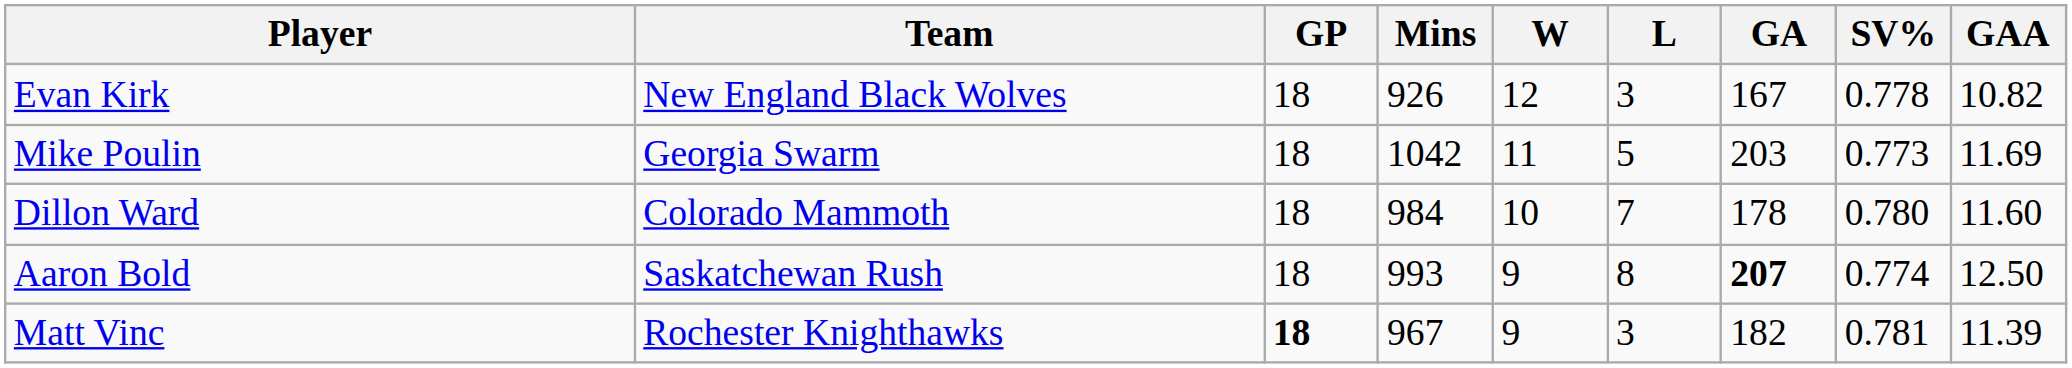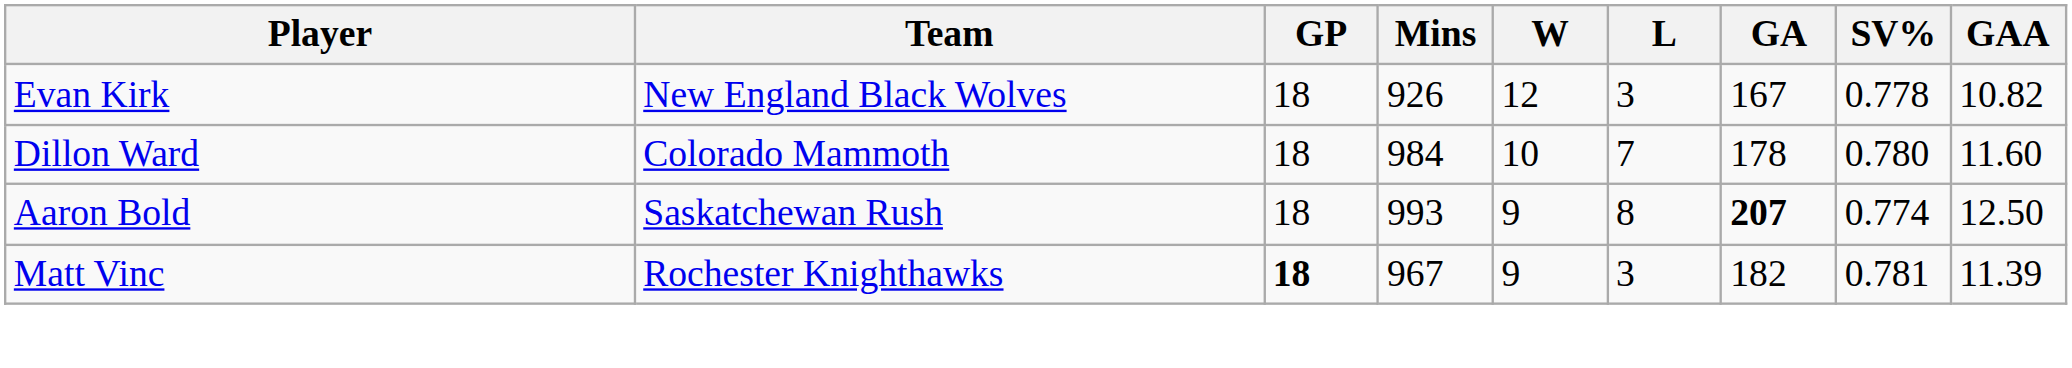- row: (107, 153)
